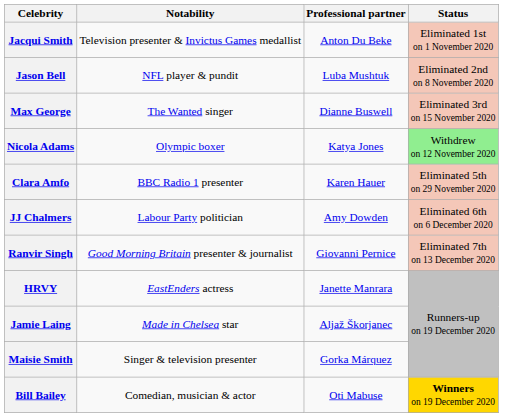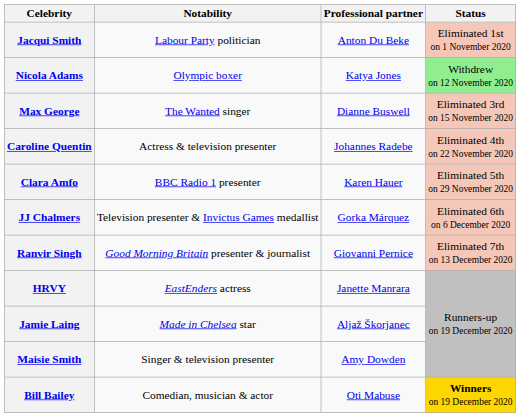(190, 40) Television presenter & Invictus Games medallist -> (208, 40) Labour Party politician
- row: (41, 75)
rows swapped: (41, 146) <-> (41, 111)
+ row: (49, 146)
(190, 217) Labour Party politician -> (208, 217) Television presenter & Invictus Games medallist
(356, 217) Amy Dowden -> (373, 217) Gorka Márquez
(356, 359) Gorka Márquez -> (373, 359) Amy Dowden
